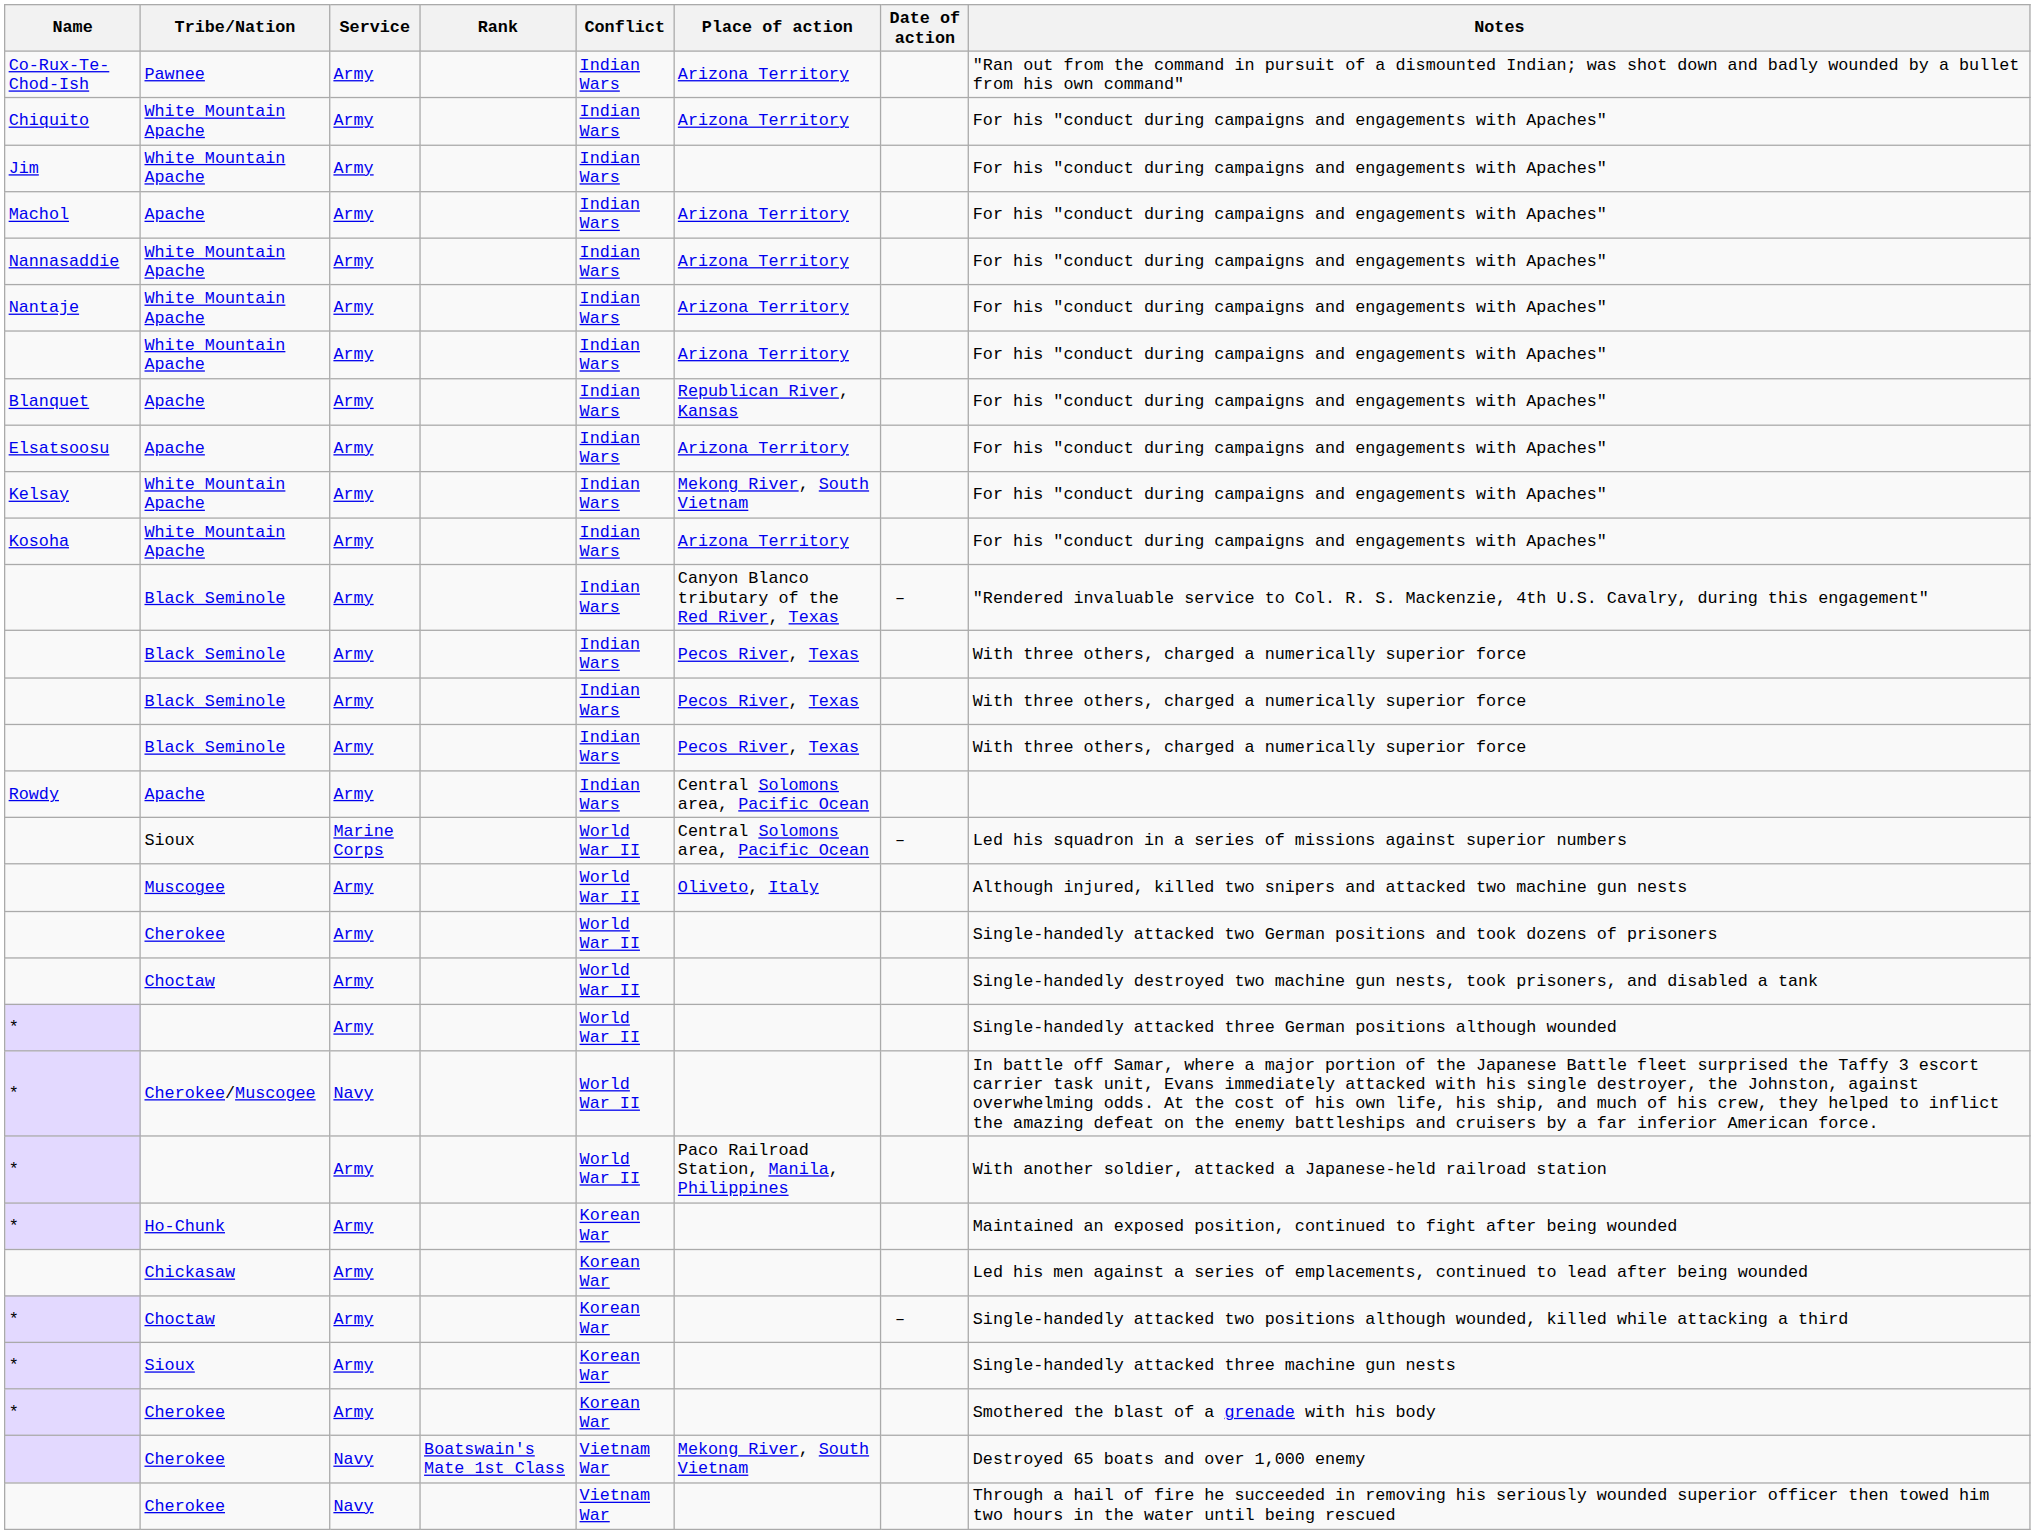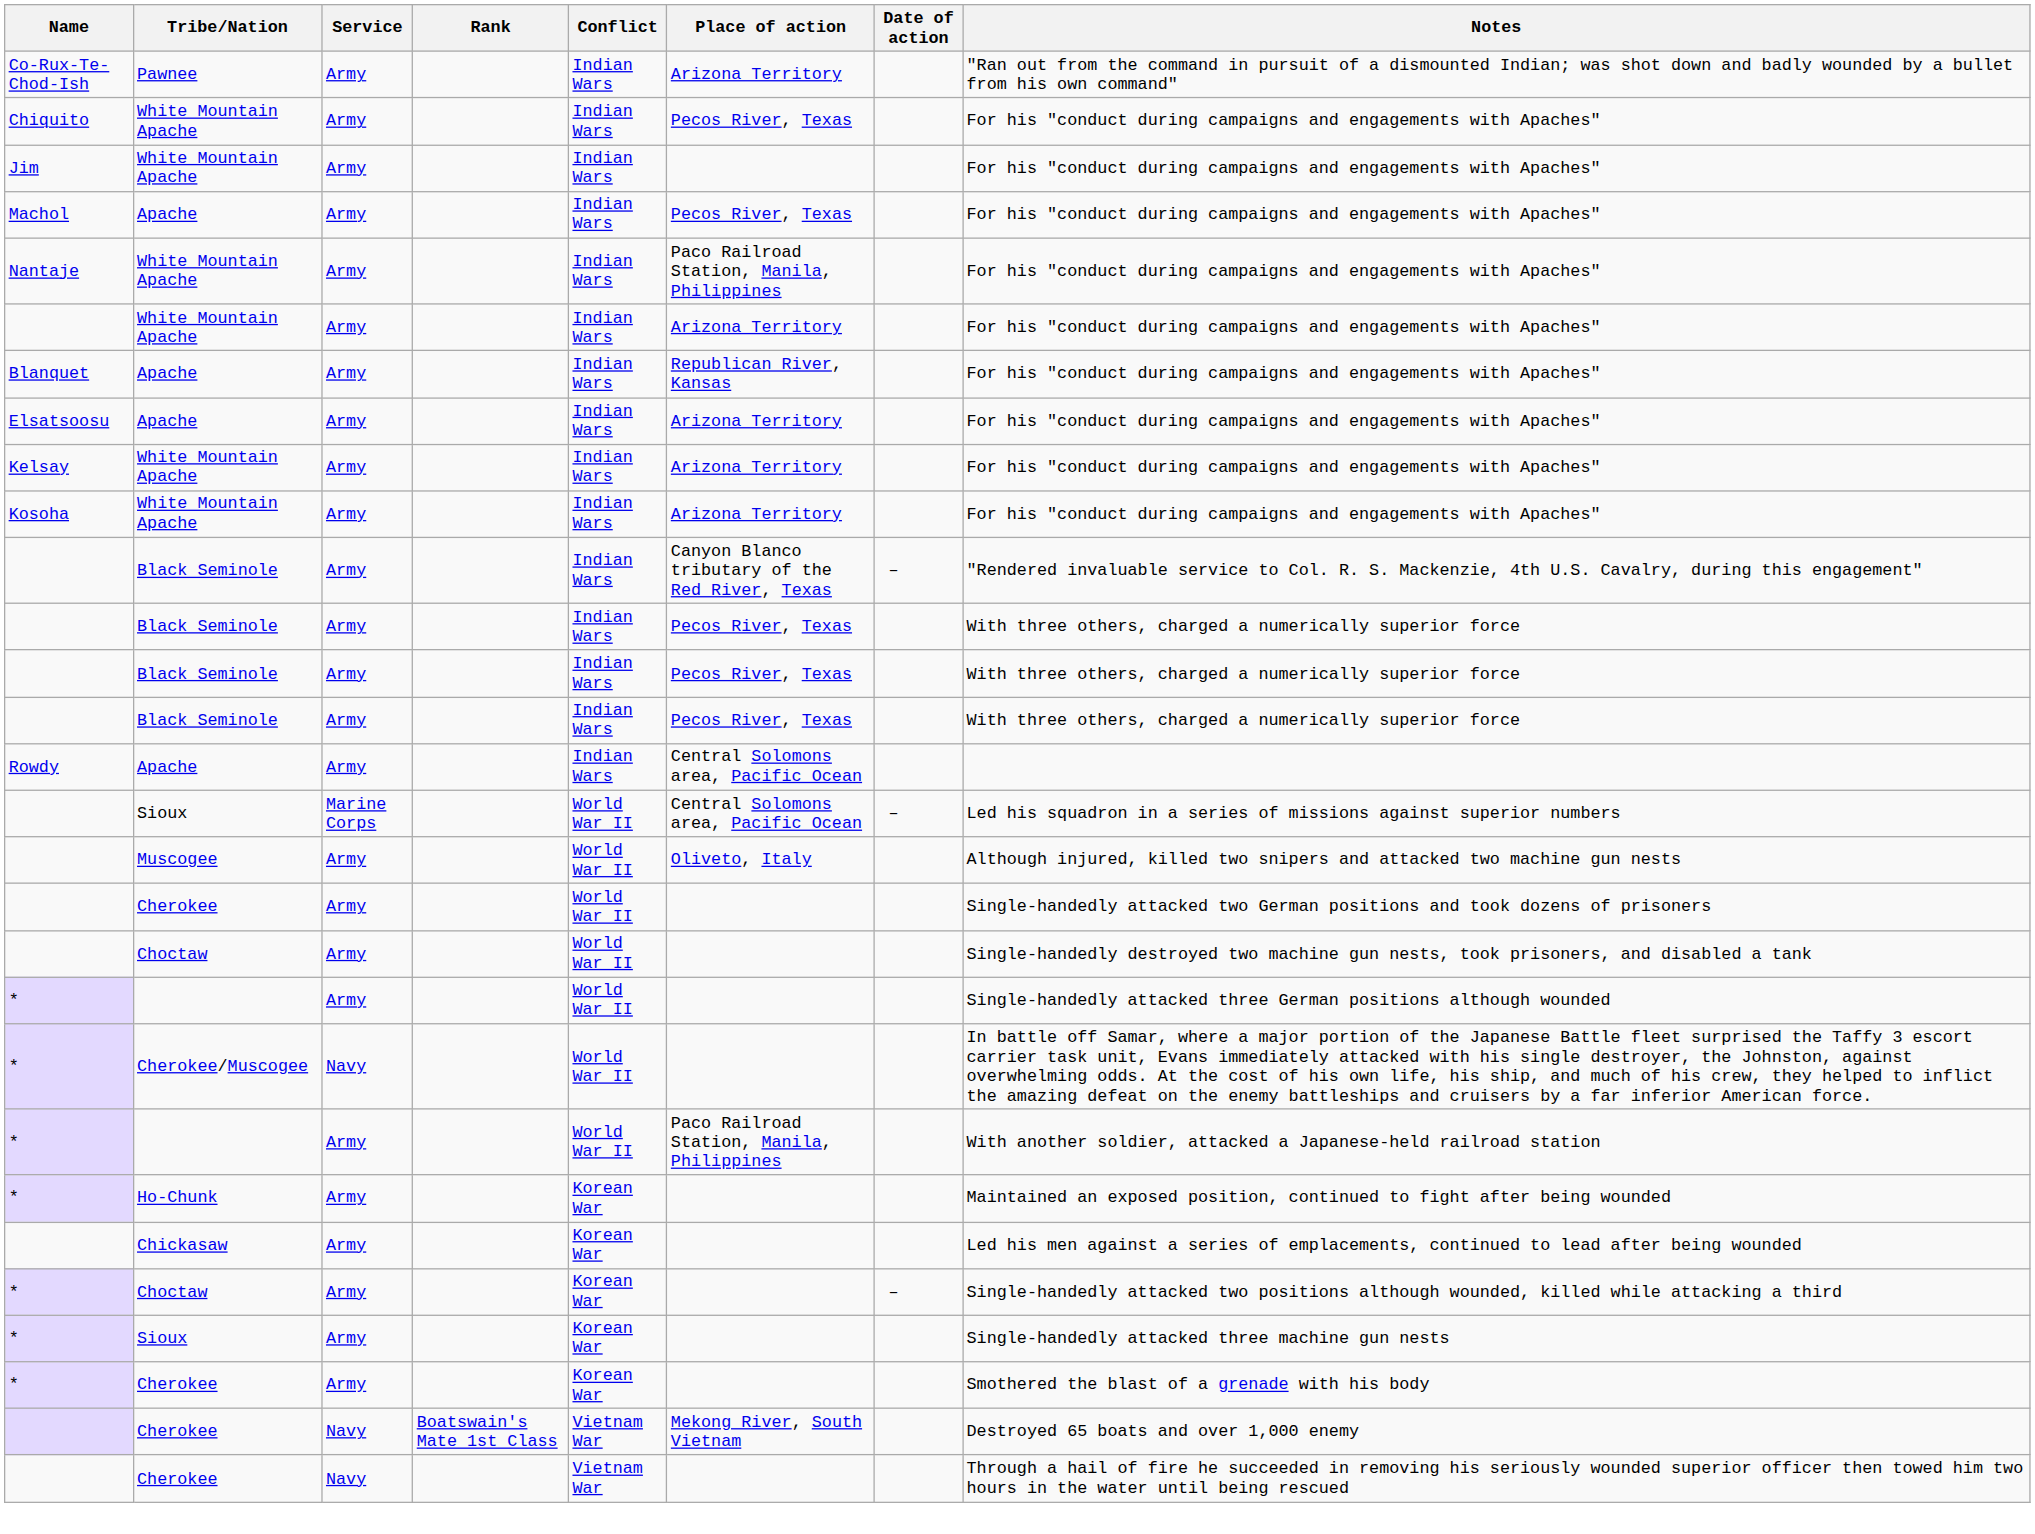(763, 121) Arizona Territory -> (761, 121) Pecos River, Texas
(763, 215) Arizona Territory -> (761, 215) Pecos River, Texas
- row: (64, 261)
(763, 308) Arizona Territory -> (751, 271) Paco Railroad Station, Manila, Philippines
(773, 495) Mekong River, South Vietnam -> (756, 467) Arizona Territory
